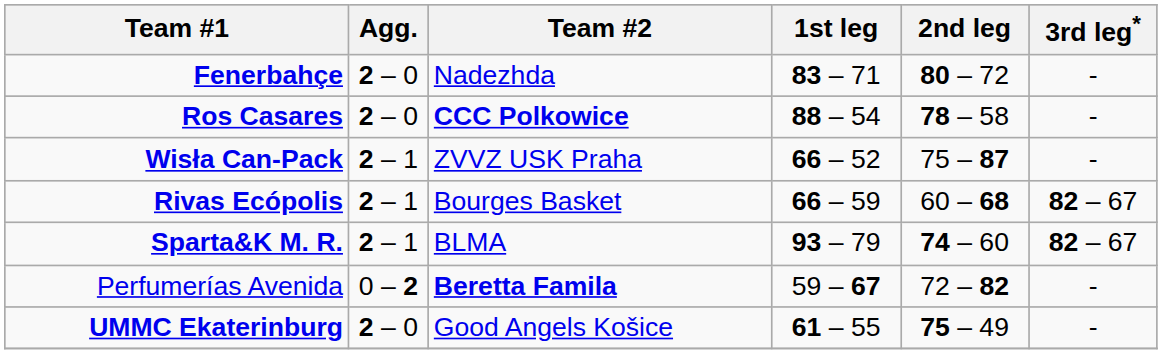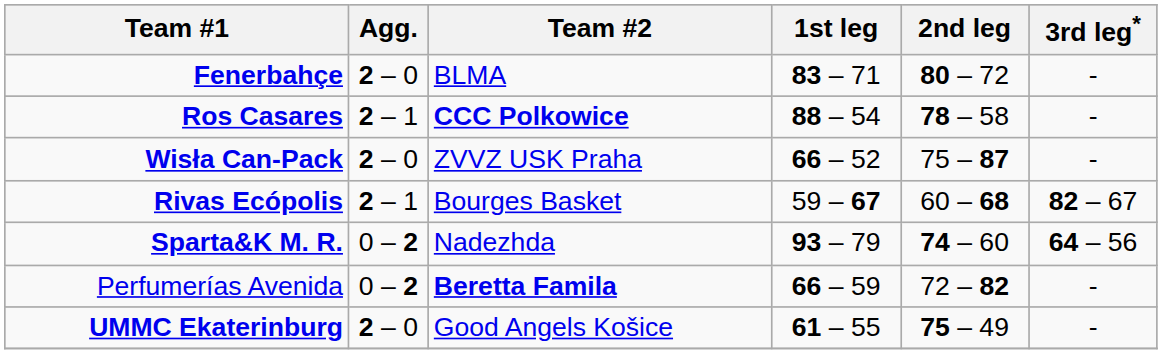(494, 74) Nadezhda -> (470, 74) BLMA
(388, 116) 2 – 0 -> (388, 116) 2 – 1
(388, 159) 2 – 1 -> (388, 159) 2 – 0
(836, 201) 66 – 59 -> (836, 201) 59 – 67
(388, 243) 2 – 1 -> (388, 243) 0 – 2
(470, 243) BLMA -> (494, 243) Nadezhda
(1093, 243) 82 – 67 -> (1093, 243) 64 – 56
(836, 285) 59 – 67 -> (836, 285) 66 – 59
